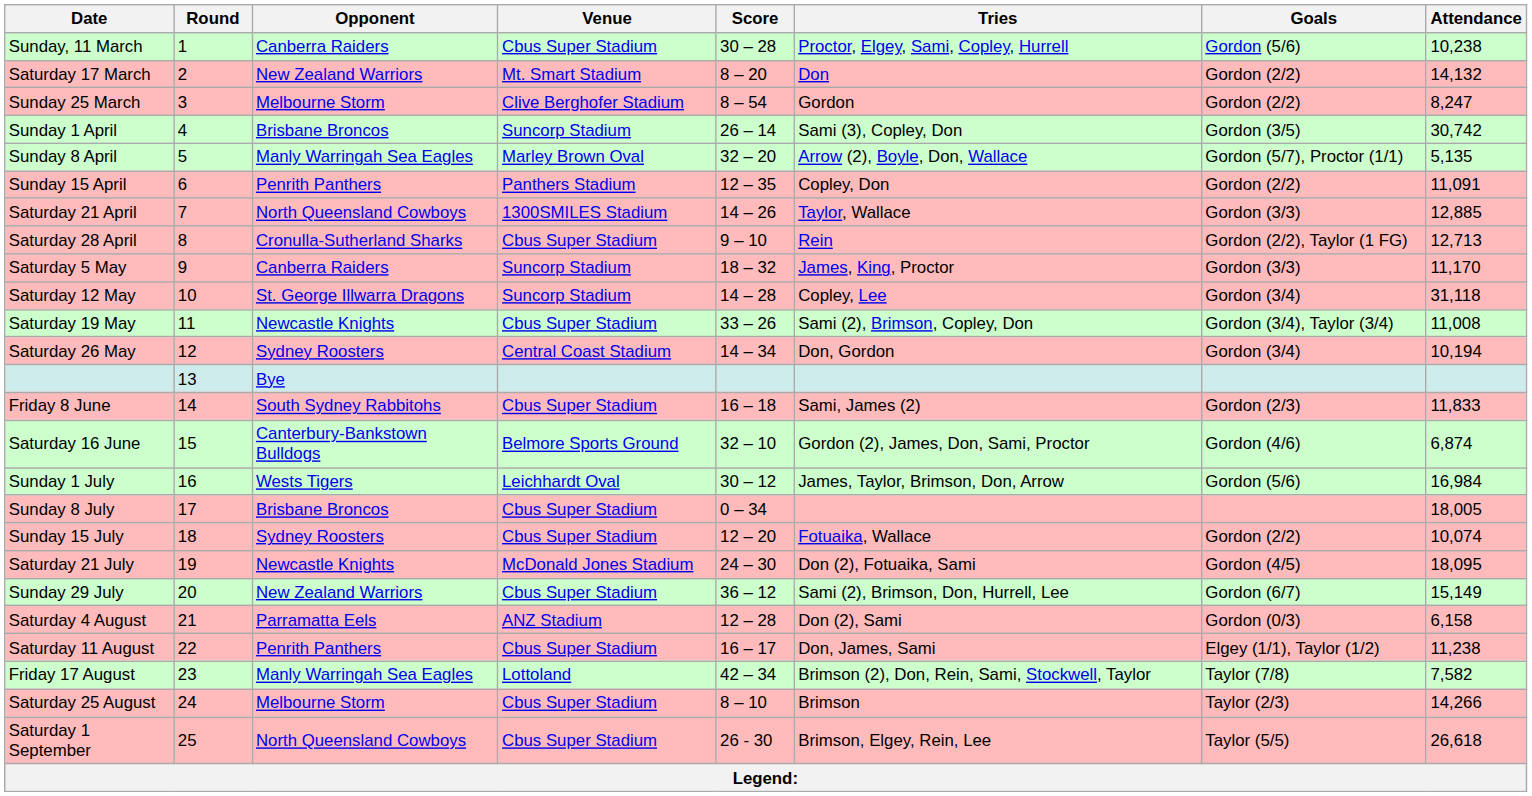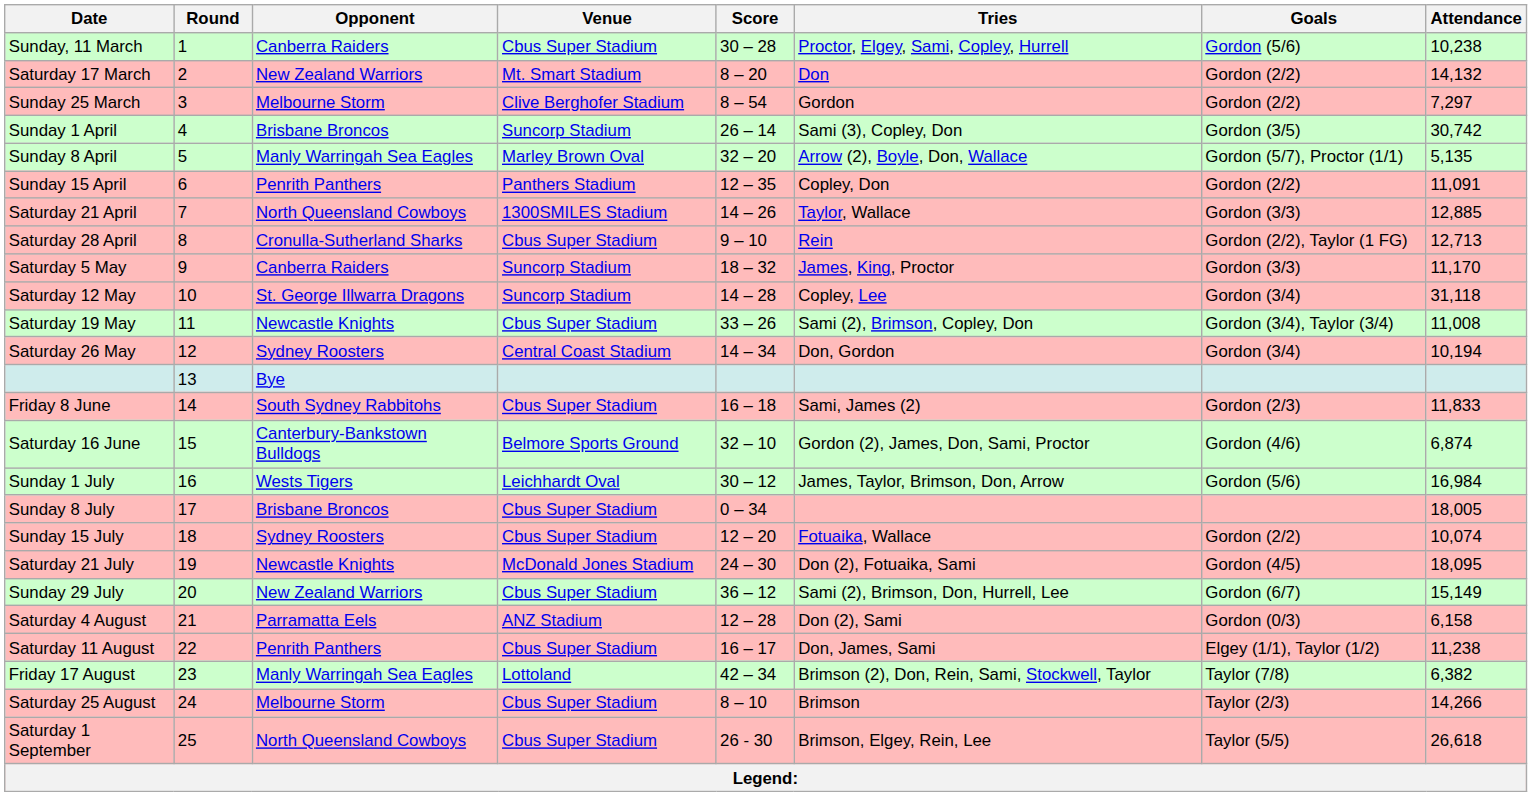(1451, 102) 8,247 -> (1451, 102) 7,297
(1451, 675) 7,582 -> (1451, 675) 6,382
